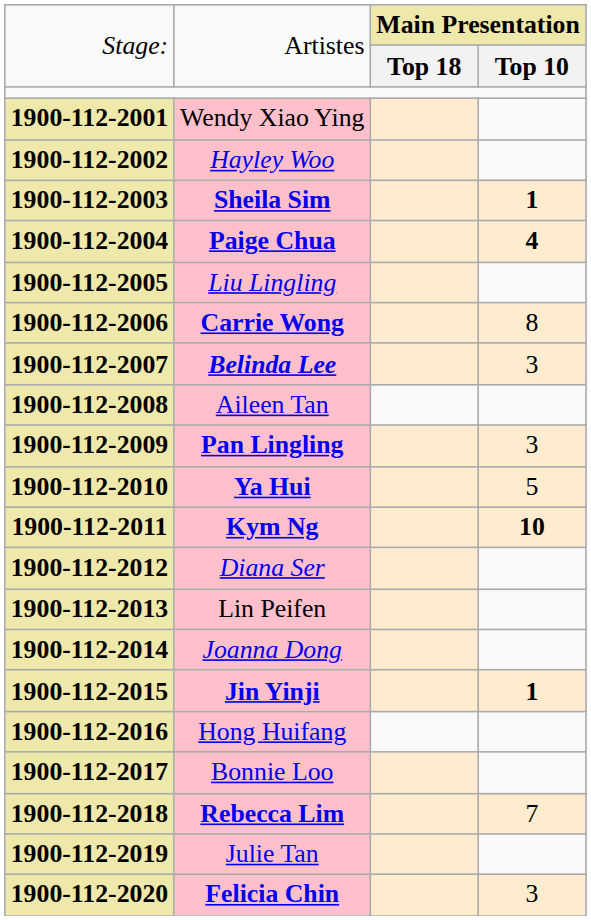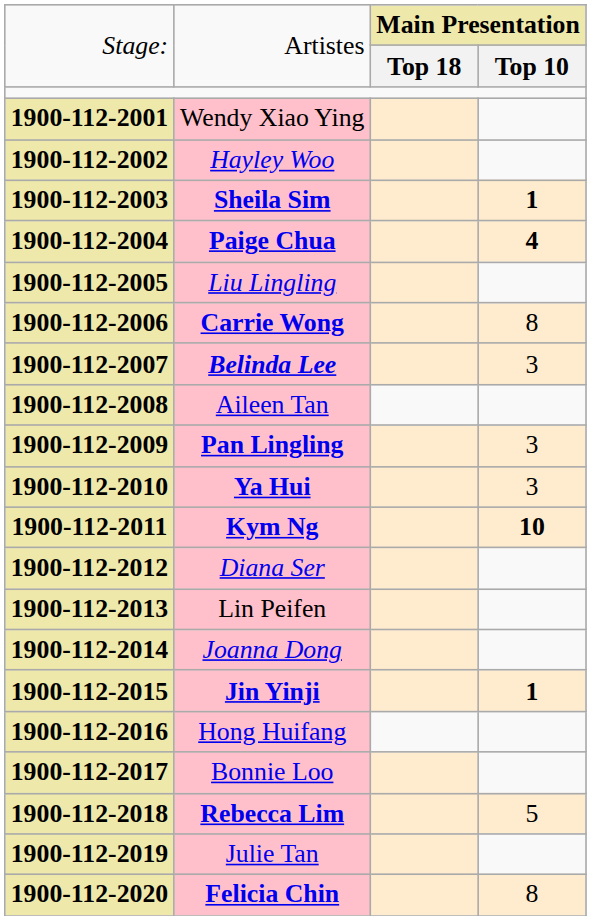(532, 486) 5 -> (532, 486) 3
(532, 813) 7 -> (532, 813) 5
(532, 894) 3 -> (532, 894) 8
